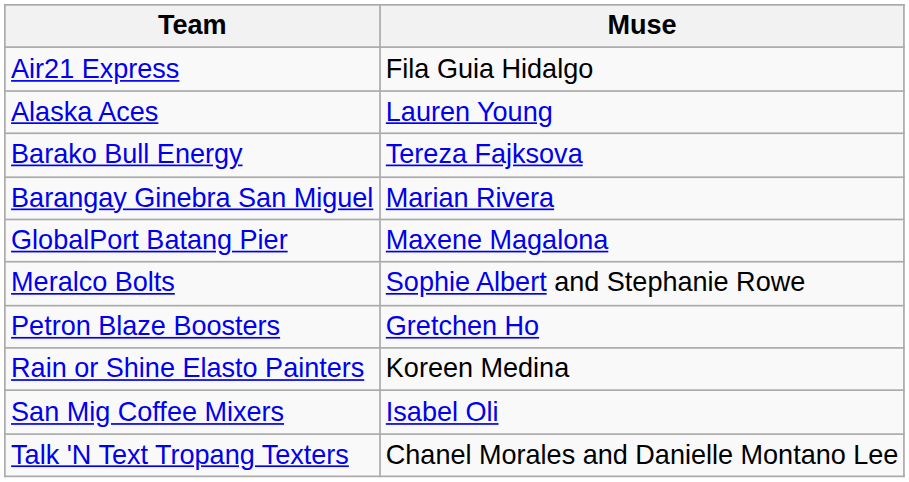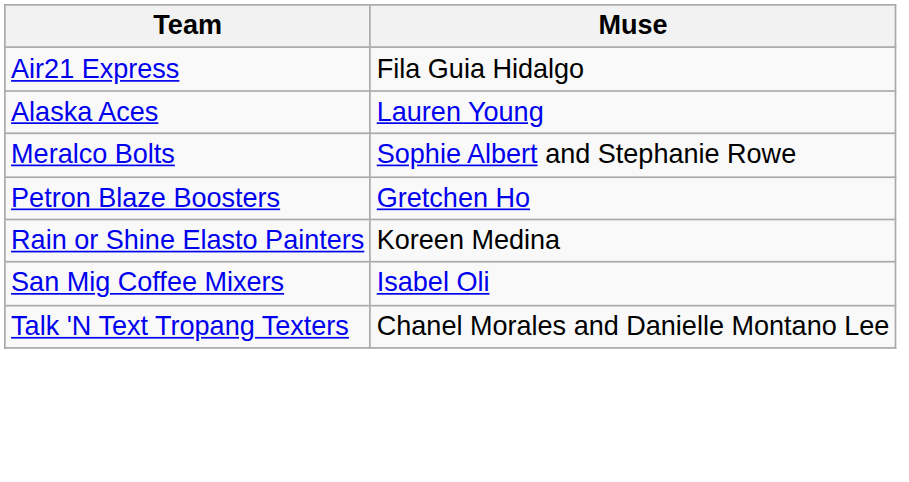- row: (127, 154)
- row: (192, 197)
- row: (149, 240)
